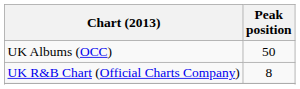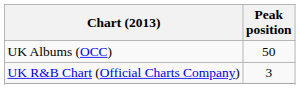(269, 72) 8 -> (269, 72) 3
